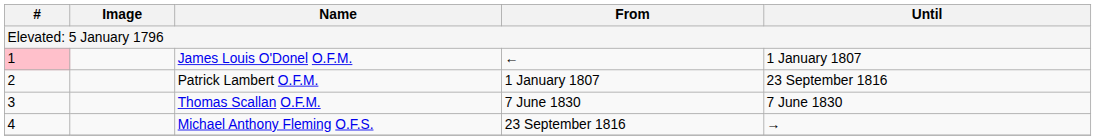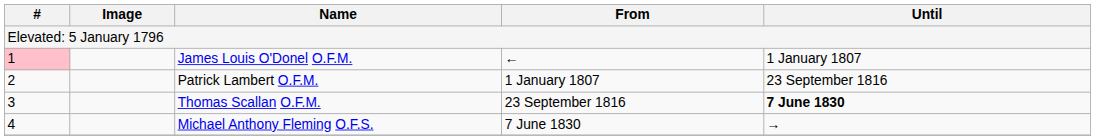(543, 102) 7 June 1830 -> (565, 102) 23 September 1816
(804, 102) normal -> (806, 102) bold
(565, 124) 23 September 1816 -> (543, 124) 7 June 1830
